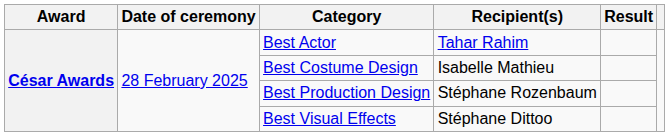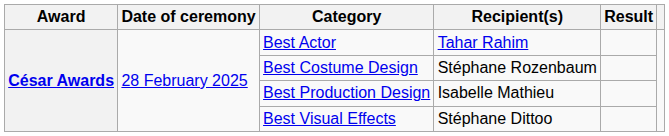(496, 67) Isabelle Mathieu -> (517, 67) Stéphane Rozenbaum
(517, 93) Stéphane Rozenbaum -> (496, 93) Isabelle Mathieu
